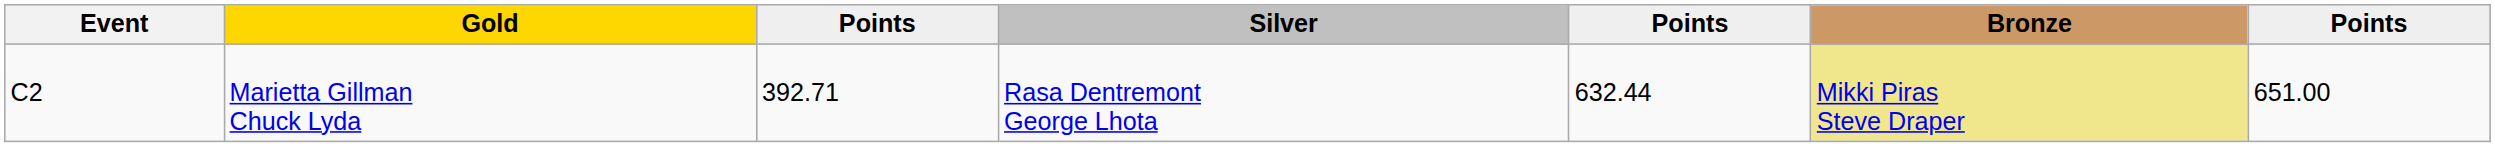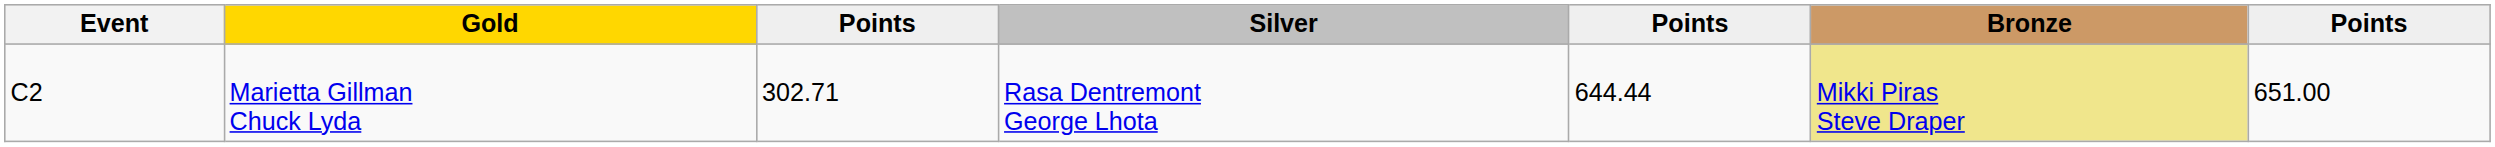(800, 92) 392.71 -> (800, 92) 302.71
(1613, 92) 632.44 -> (1613, 92) 644.44
